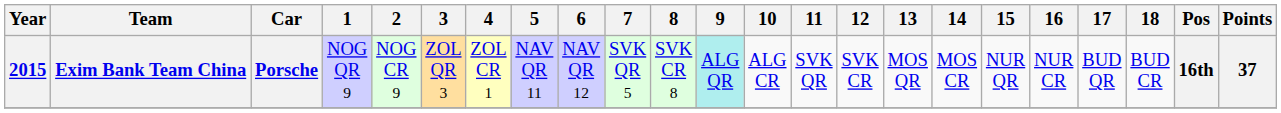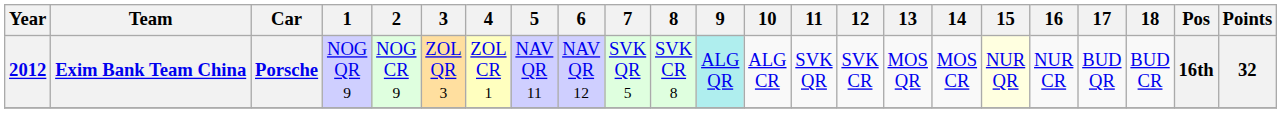(28, 71) 2015 -> (28, 71) 2012
(1006, 71) no background -> (1006, 71) lightyellow background
(1247, 71) 37 -> (1247, 71) 32
